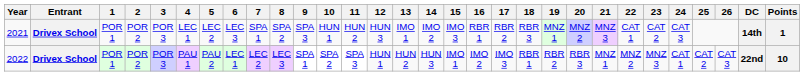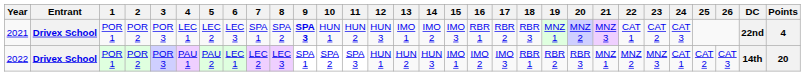(305, 32) normal -> (305, 32) bold
(752, 32) 14th -> (753, 32) 22nd
(783, 32) 1 -> (783, 32) 4
(752, 58) 22nd -> (753, 58) 14th
(783, 58) 10 -> (783, 58) 20
